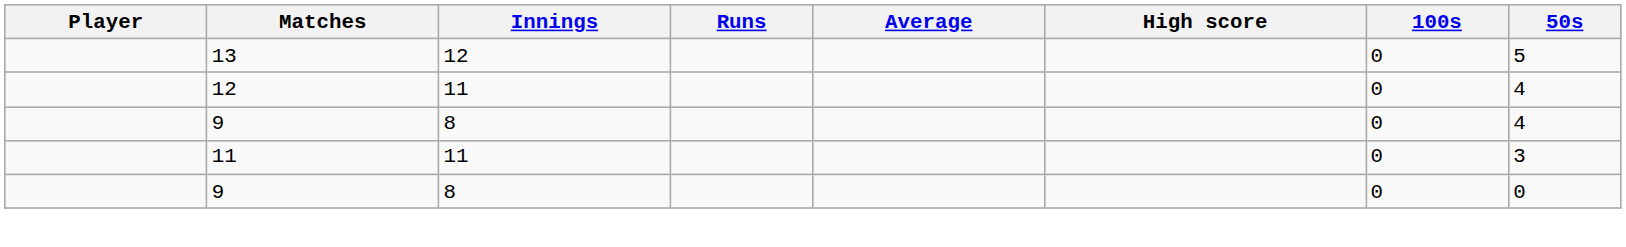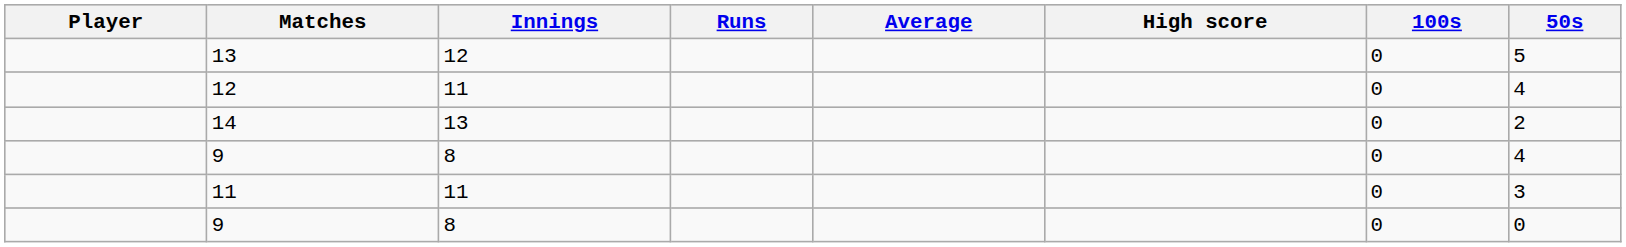+ row: (224, 123)
